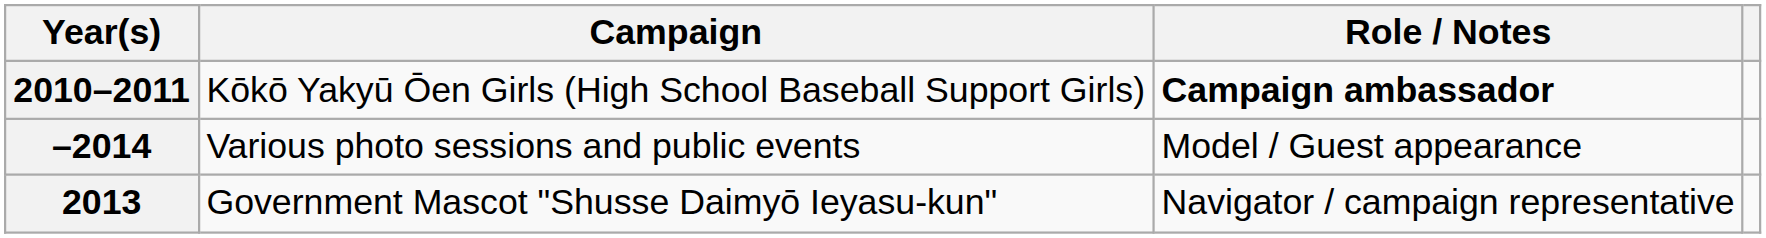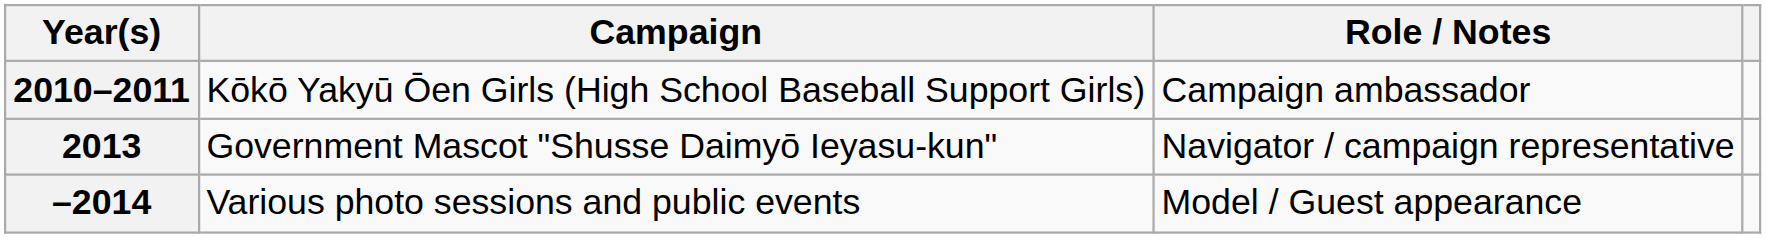(1358, 89) bold -> (1346, 89) normal
rows swapped: (102, 202) <-> (102, 145)
